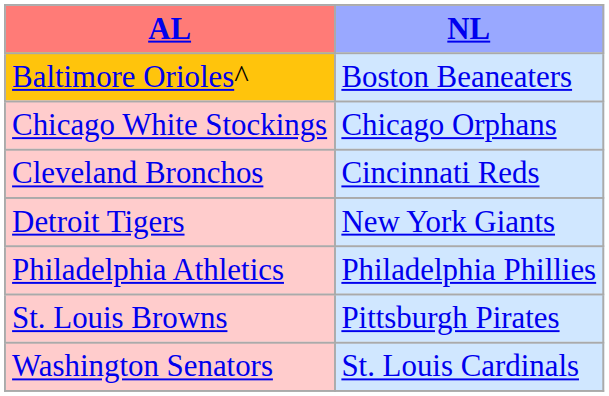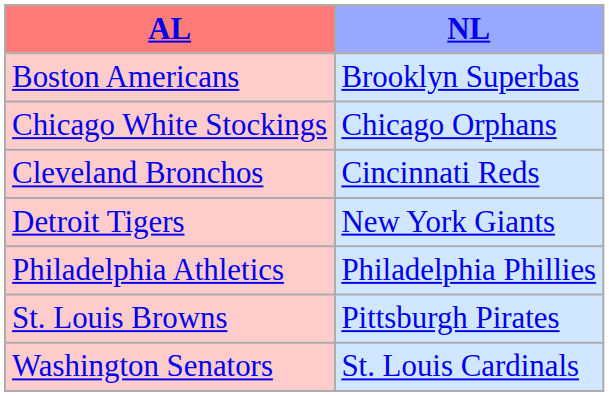- row: (130, 77)
+ row: (126, 77)
